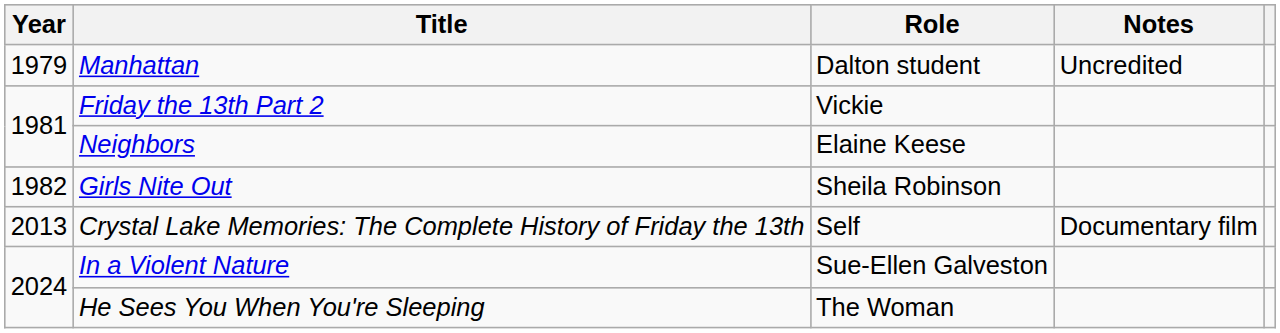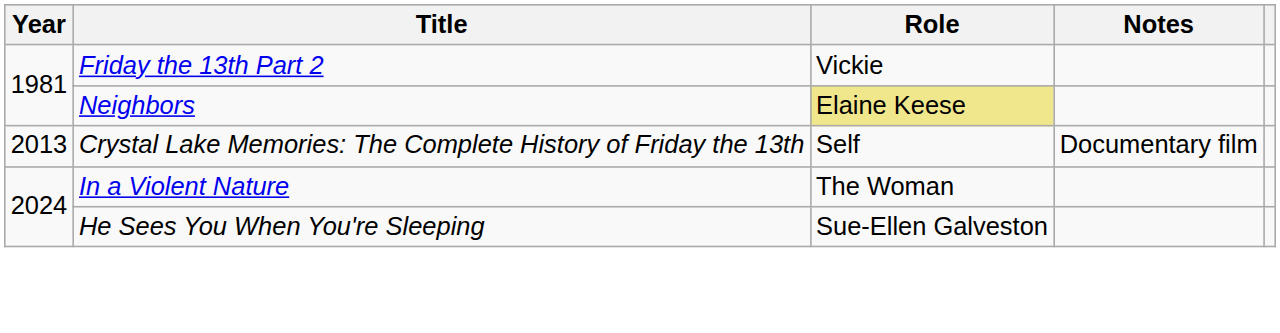- row: (139, 65)
(891, 145) no background -> (891, 105) khaki background
- row: (155, 186)
(932, 266) Sue-Ellen Galveston -> (885, 186) The Woman
(885, 307) The Woman -> (932, 226) Sue-Ellen Galveston
